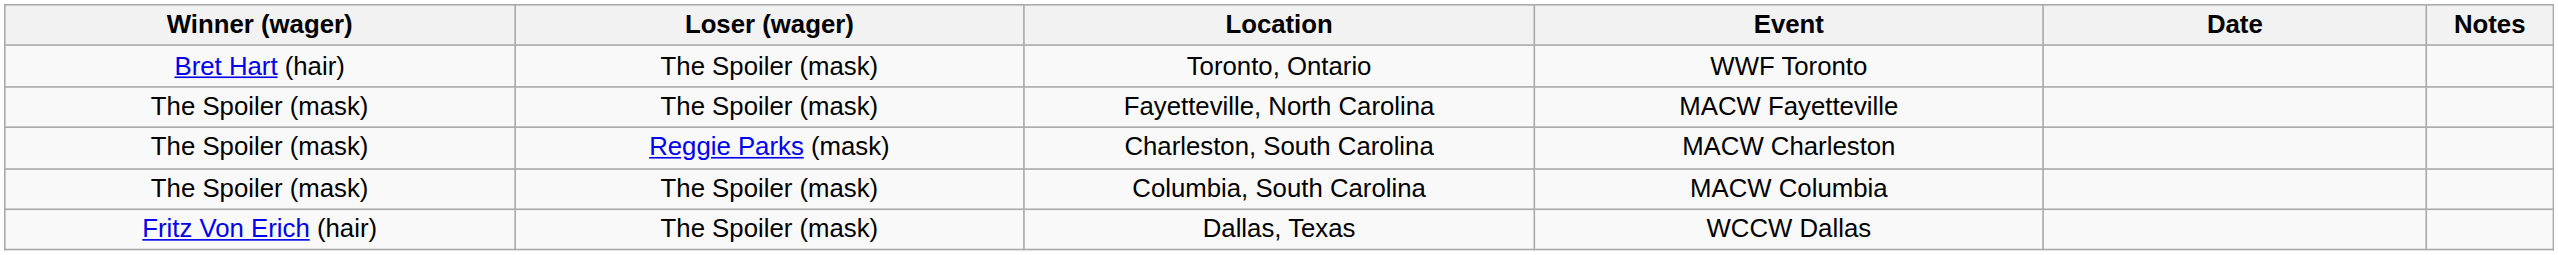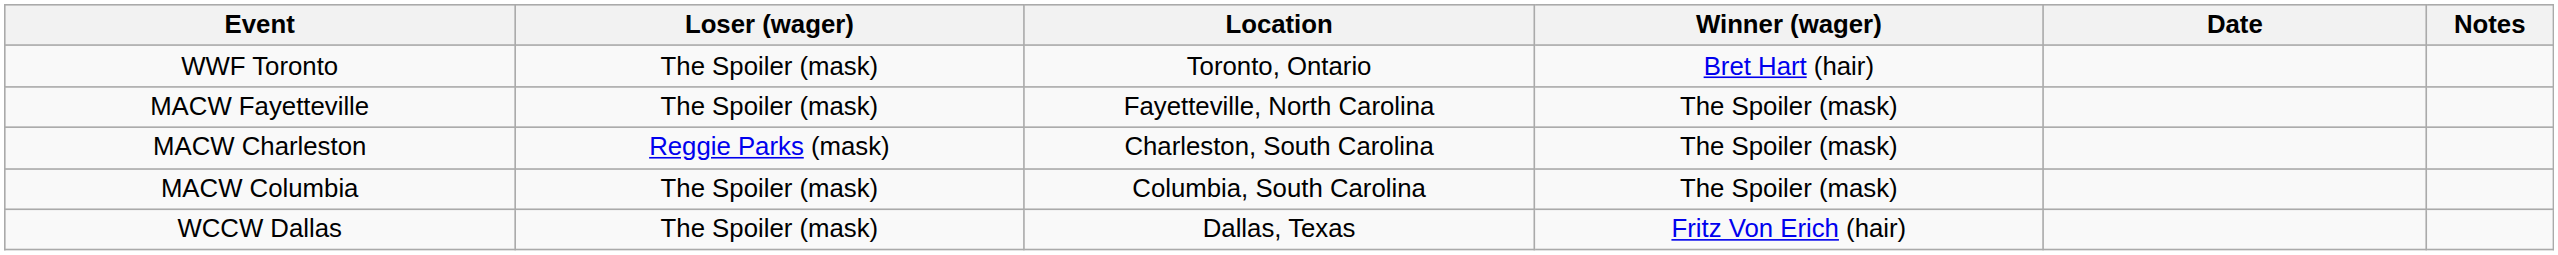columns swapped: (260, 24) <-> (1789, 24)
